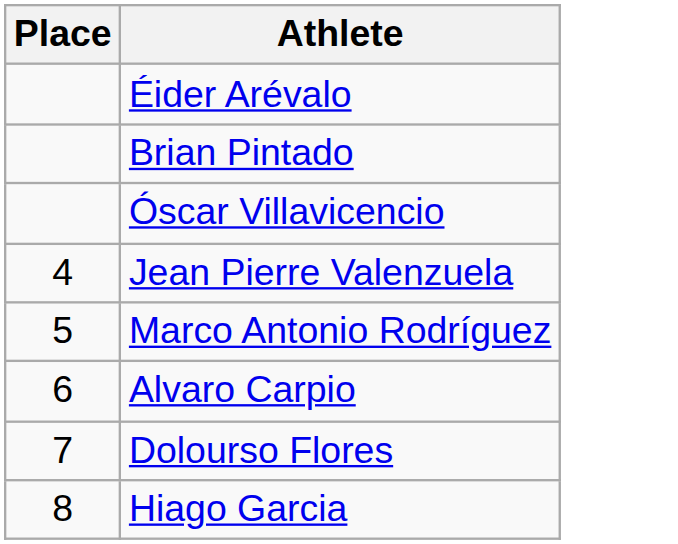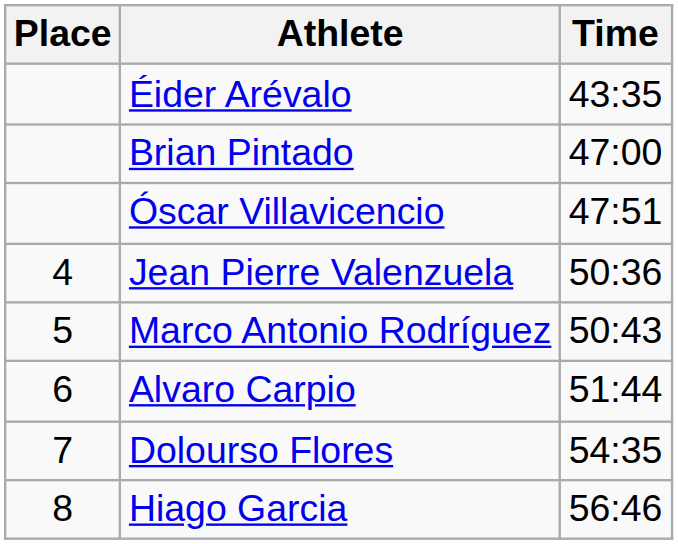+ column: (615, 34)
